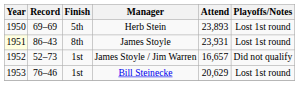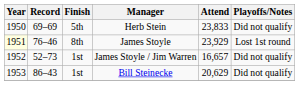(215, 27) 23,893 -> (215, 27) 23,833
(263, 27) Lost 1st round -> (263, 27) Did not qualify
(45, 42) 86–43 -> (45, 42) 76–46
(215, 42) 23,931 -> (215, 42) 23,929
(45, 73) 76–46 -> (45, 73) 86–43
(263, 73) Lost 1st round -> (263, 73) Did not qualify
